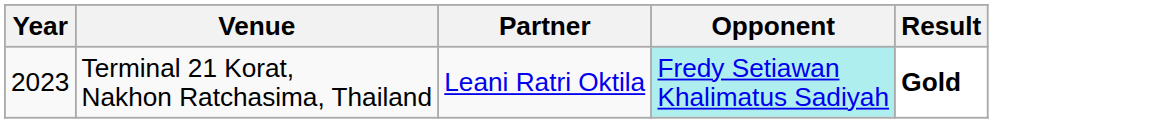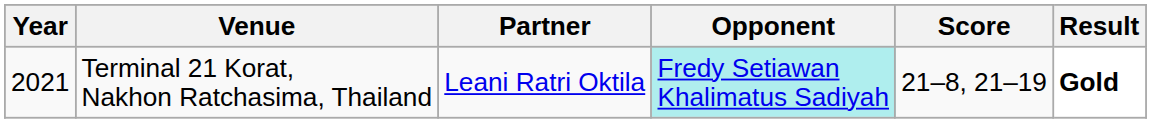+ column: (974, 26)
(40, 82) 2023 -> (40, 82) 2021
